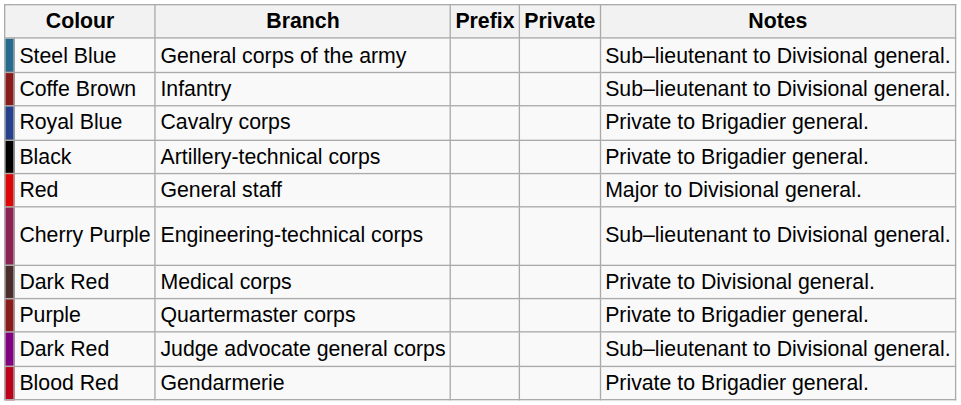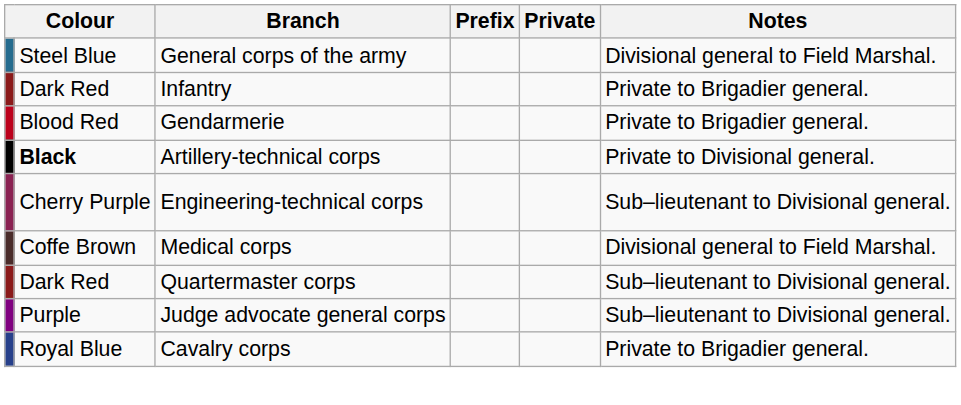(778, 55) Sub–lieutenant to Divisional general. -> (771, 55) Divisional general to Field Marshal.
(78, 88) Coffe Brown -> (64, 88) Dark Red
(778, 88) Sub–lieutenant to Divisional general. -> (737, 88) Private to Brigadier general.
rows swapped: (226, 122) <-> (223, 382)
(45, 156) normal -> (48, 156) bold
(737, 156) Private to Brigadier general. -> (740, 156) Private to Divisional general.
- row: (221, 190)
(64, 281) Dark Red -> (78, 247) Coffe Brown
(740, 281) Private to Divisional general. -> (771, 247) Divisional general to Field Marshal.
(50, 315) Purple -> (64, 281) Dark Red
(737, 315) Private to Brigadier general. -> (778, 281) Sub–lieutenant to Divisional general.
(64, 349) Dark Red -> (50, 315) Purple
